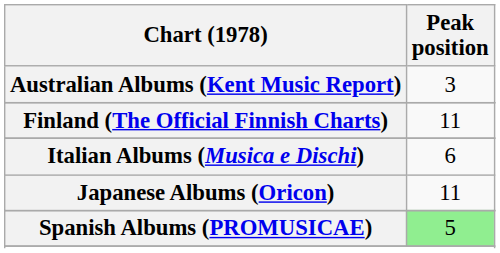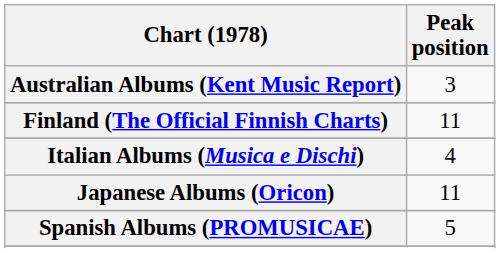(450, 156) 6 -> (450, 156) 4
(450, 228) lightgreen background -> (450, 228) no background
